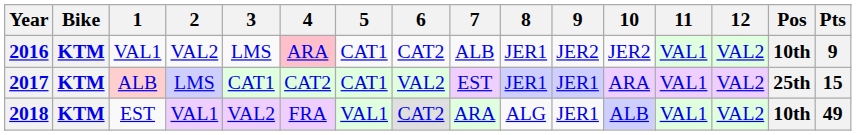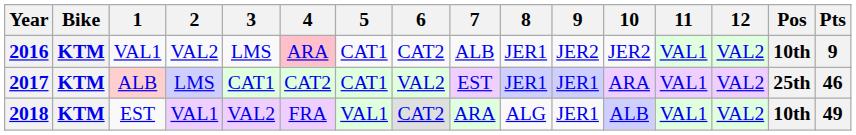(833, 82) 15 -> (833, 82) 46
